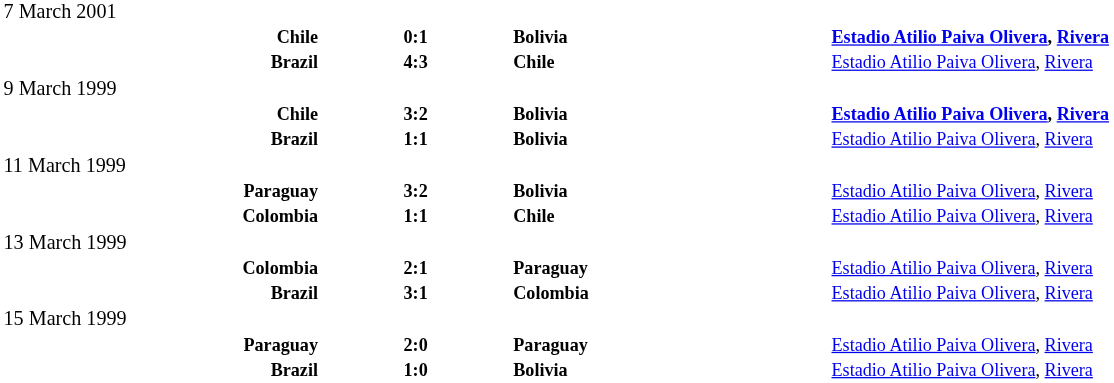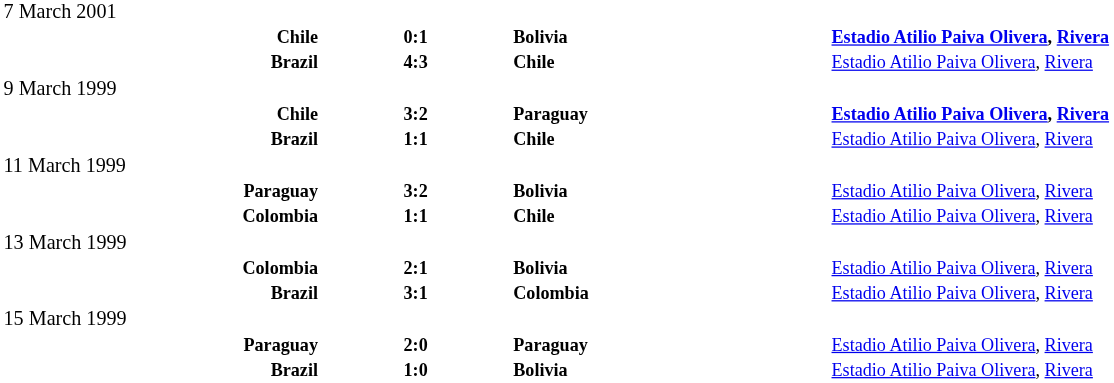(540, 114) Bolivia -> (551, 114) Paraguay
(540, 139) Bolivia -> (534, 139) Chile
(551, 267) Paraguay -> (540, 267) Bolivia
